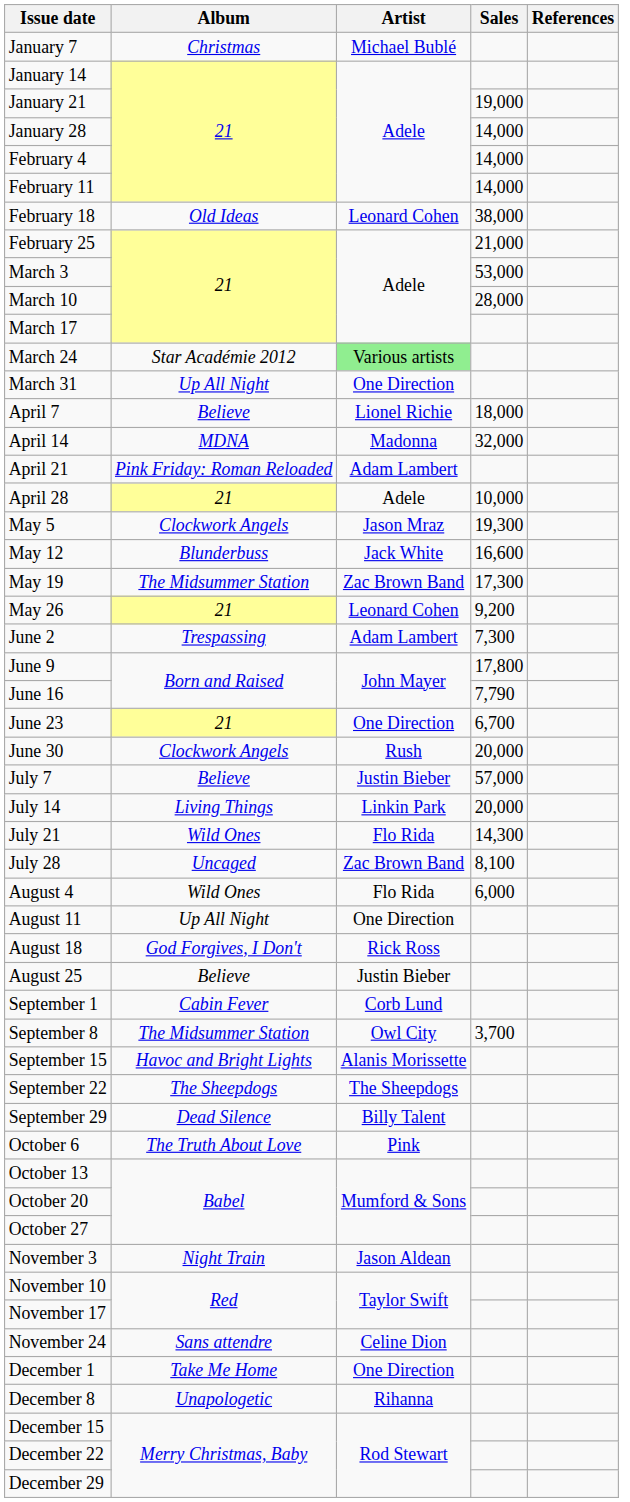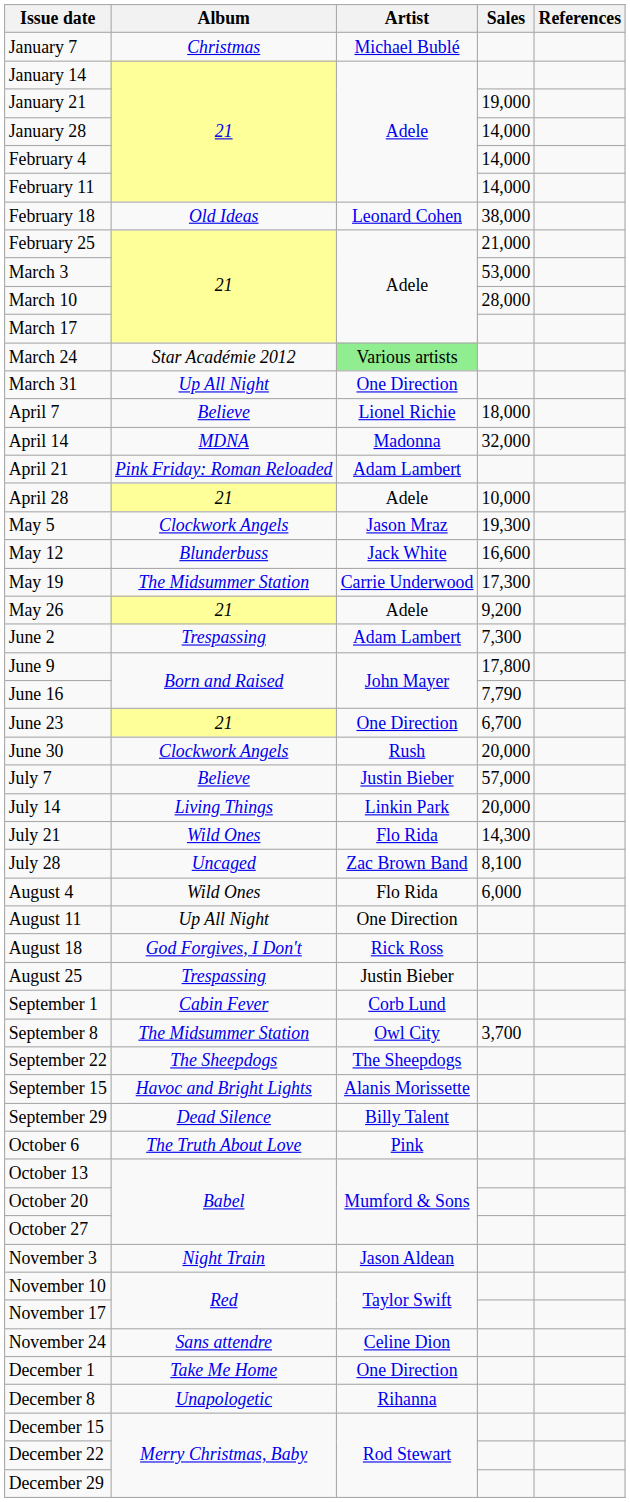(404, 581) Zac Brown Band -> (407, 581) Carrie Underwood
(404, 610) Leonard Cohen -> (407, 610) Adele
(224, 976) Believe -> (224, 976) Trespassing
rows swapped: (58, 1060) <-> (58, 1088)
